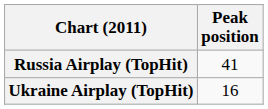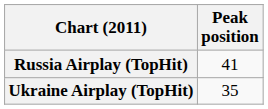(230, 90) 16 -> (230, 90) 35
